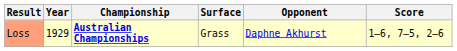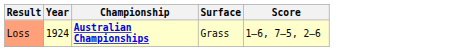- column: (305, 12)
(58, 33) 1929 -> (58, 33) 1924
